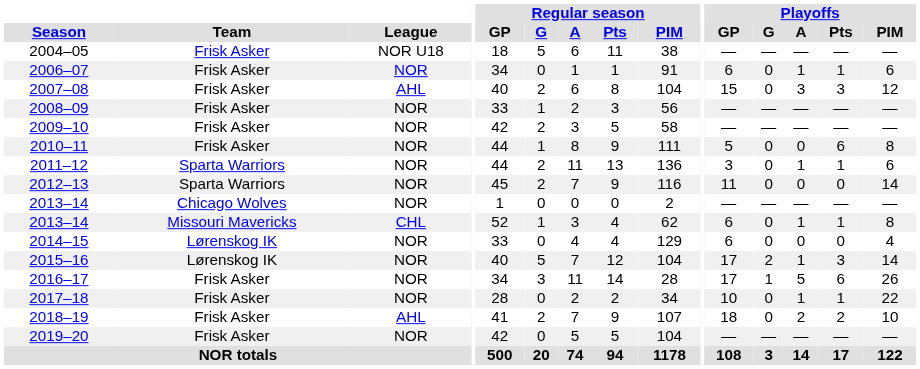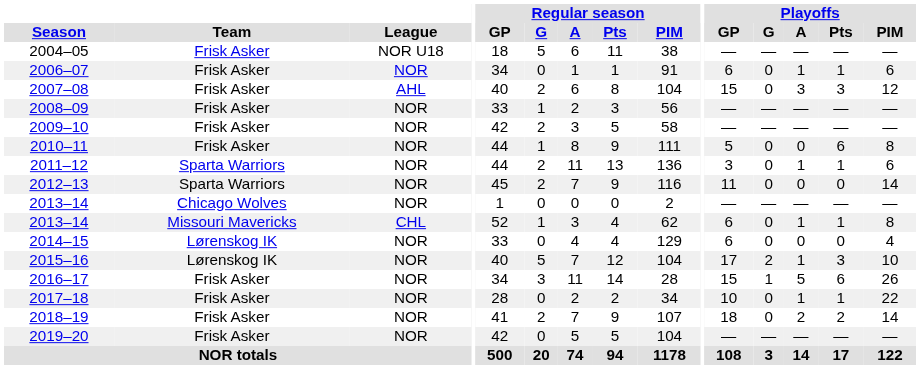(890, 260) 14 -> (890, 260) 10
(729, 279) 17 -> (729, 279) 15
(411, 317) AHL -> (411, 317) NOR
(890, 317) 10 -> (890, 317) 14
